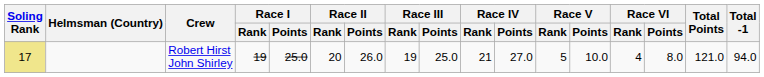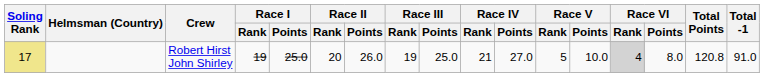(639, 57) no background -> (639, 57) lightgrey background
(709, 57) 121.0 -> (709, 57) 120.8
(745, 57) 94.0 -> (745, 57) 91.0
